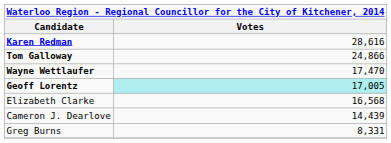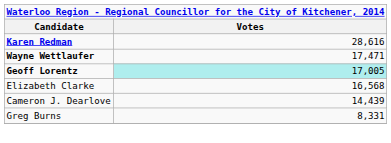- row: (39, 56)
(368, 71) 17,470 -> (368, 56) 17,471
